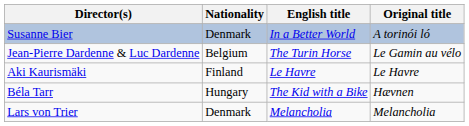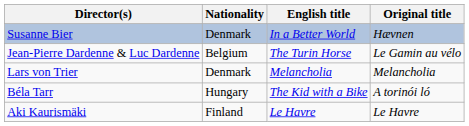(402, 33) A torinói ló -> (393, 33) Hævnen
rows swapped: (47, 72) <-> (42, 111)
(393, 92) Hævnen -> (402, 92) A torinói ló
